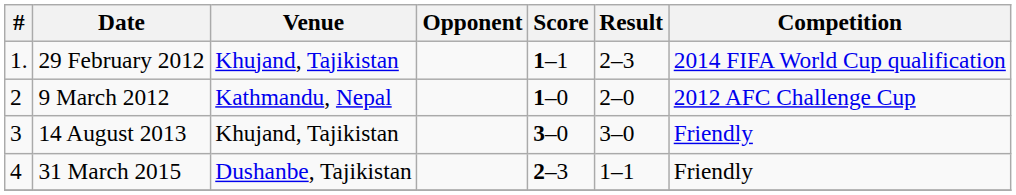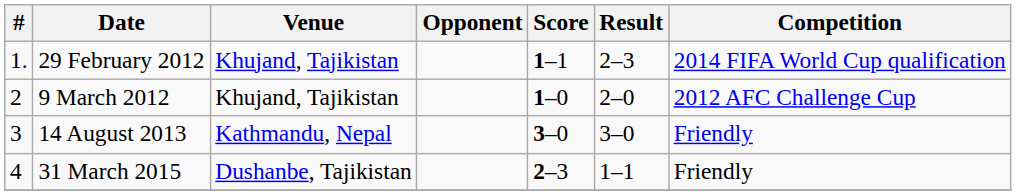(303, 97) Kathmandu, Nepal -> (307, 97) Khujand, Tajikistan
(307, 134) Khujand, Tajikistan -> (303, 134) Kathmandu, Nepal
